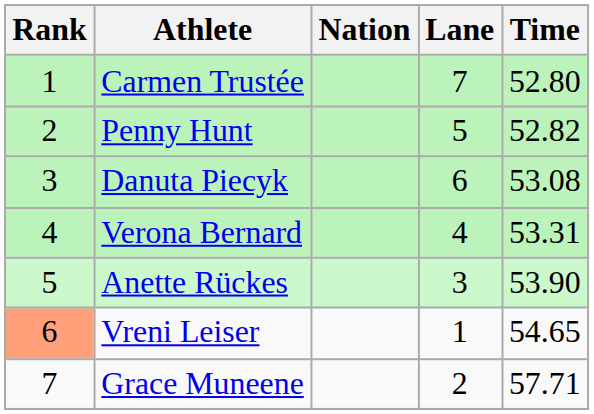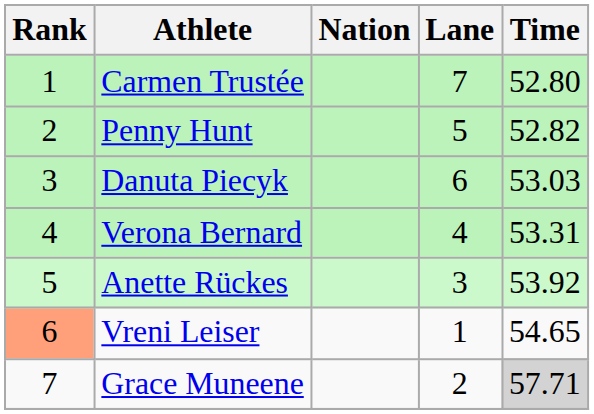(545, 181) 53.08 -> (545, 181) 53.03
(545, 282) 53.90 -> (545, 282) 53.92
(545, 383) no background -> (545, 383) lightgrey background
